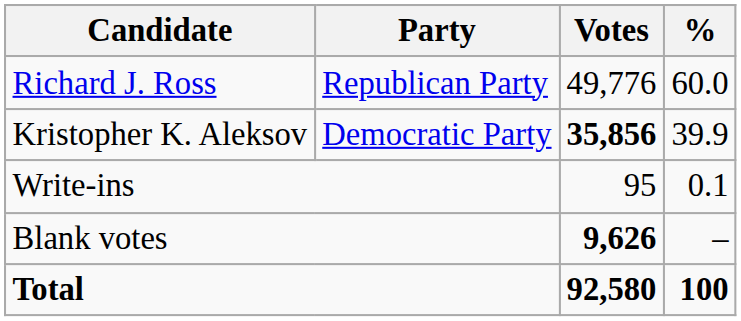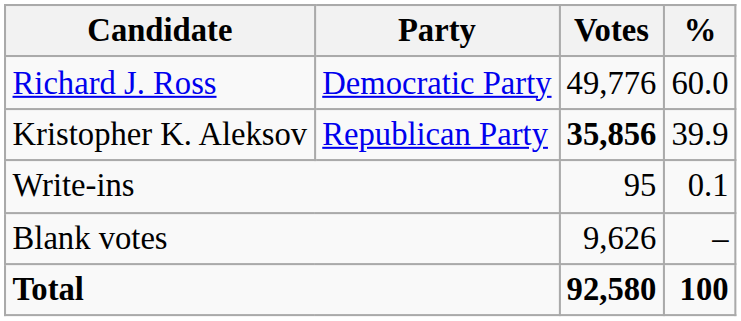(435, 82) Republican Party -> (437, 82) Democratic Party
(437, 133) Democratic Party -> (435, 133) Republican Party
(620, 237) bold -> (620, 237) normal
